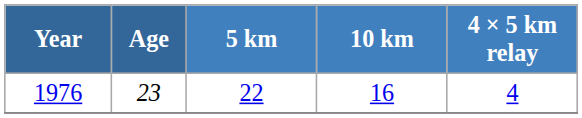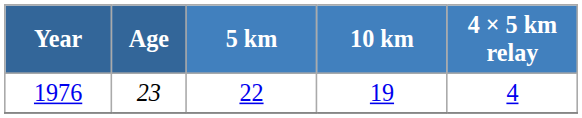(382, 93) 16 -> (382, 93) 19
